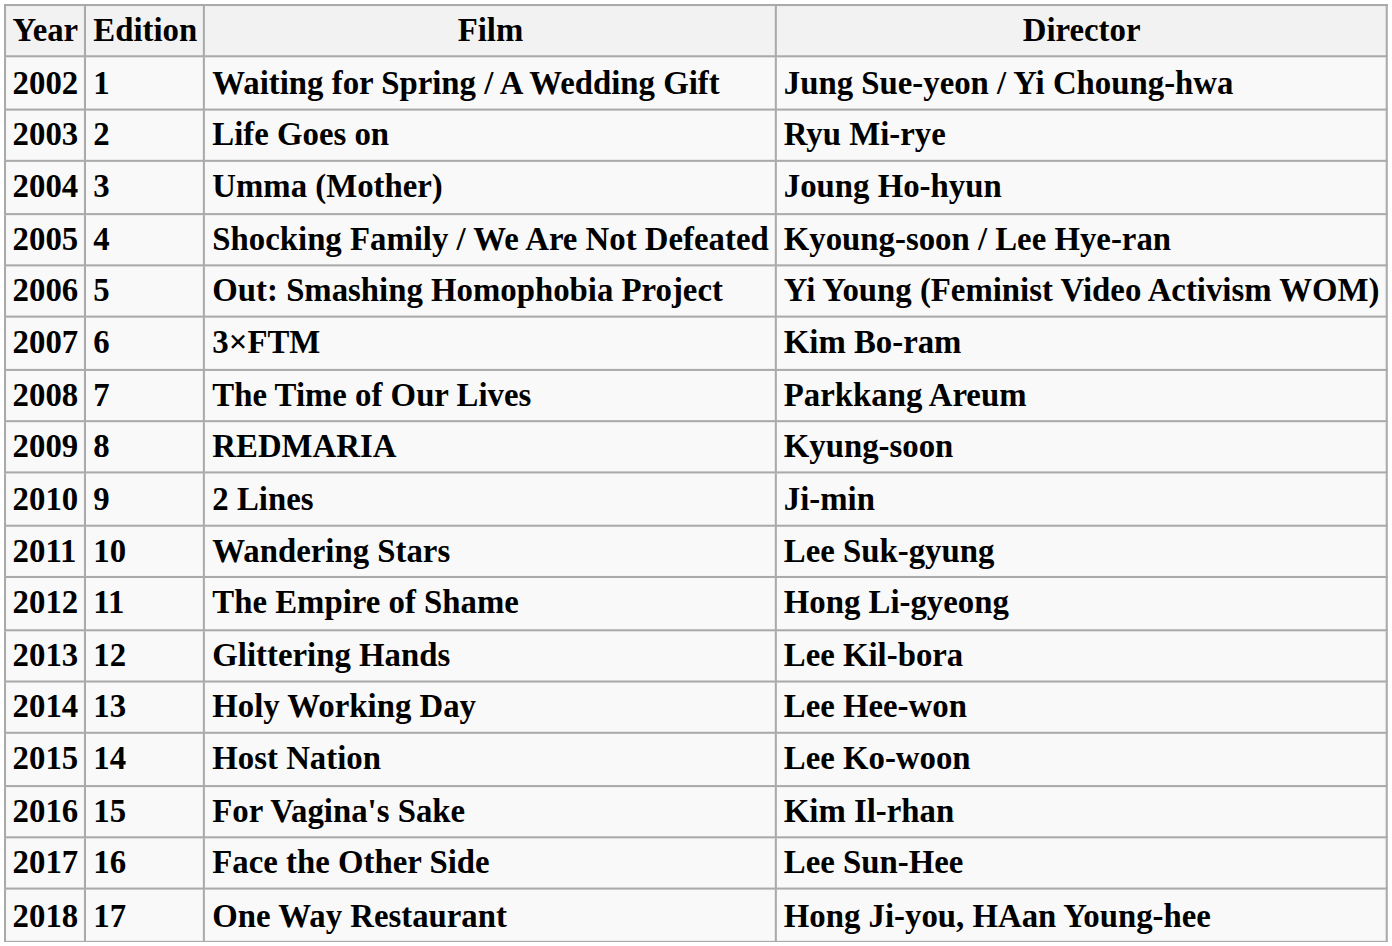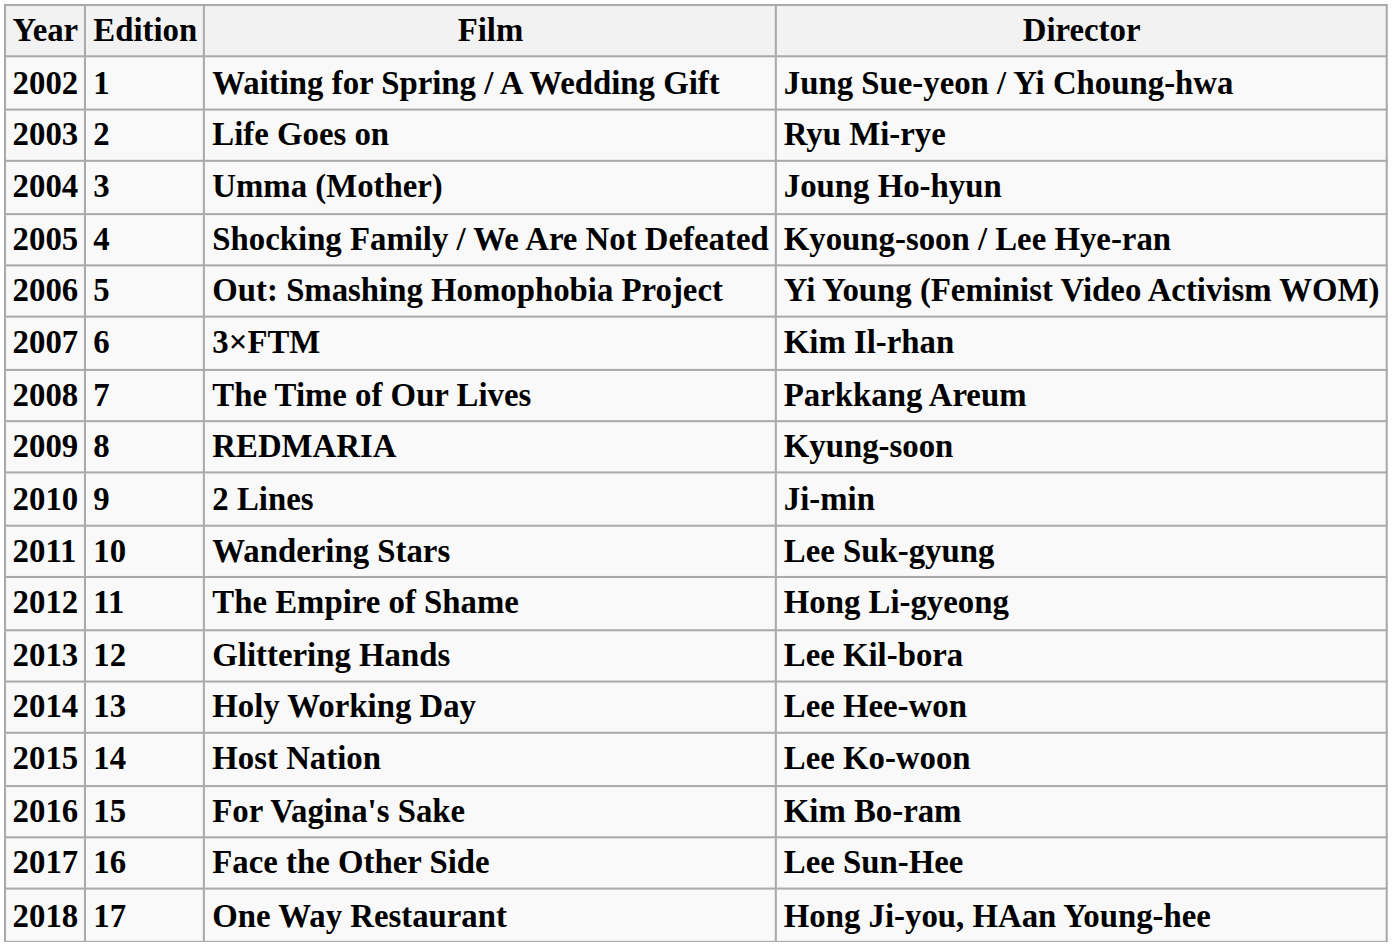(873, 342) Kim Bo-ram -> (869, 342) Kim Il-rhan
(869, 810) Kim Il-rhan -> (873, 810) Kim Bo-ram
